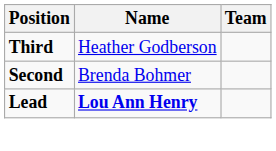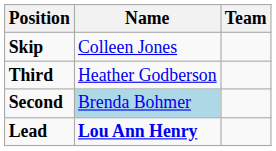+ row: (26, 46)
(134, 74) no background -> (134, 103) lightblue background
